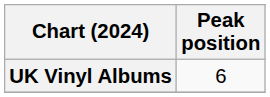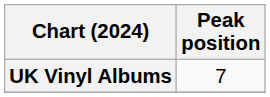(221, 75) 6 -> (221, 75) 7
